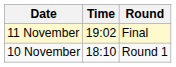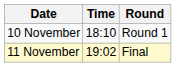rows swapped: (44, 52) <-> (43, 33)
